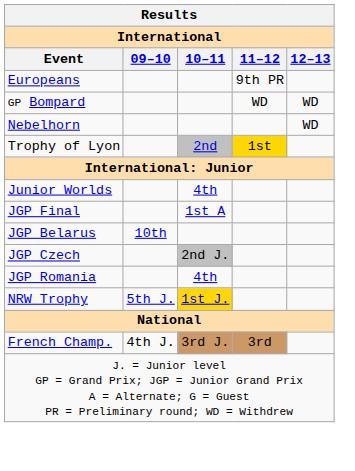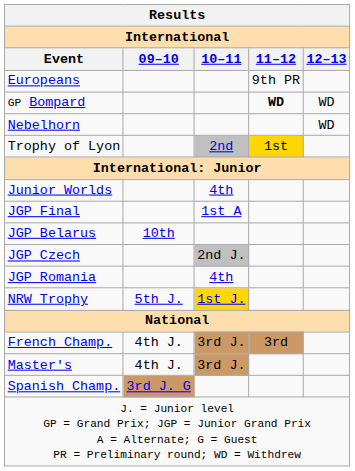(260, 103) normal -> (276, 103) bold
+ row: (40, 365)
+ row: (64, 386)
